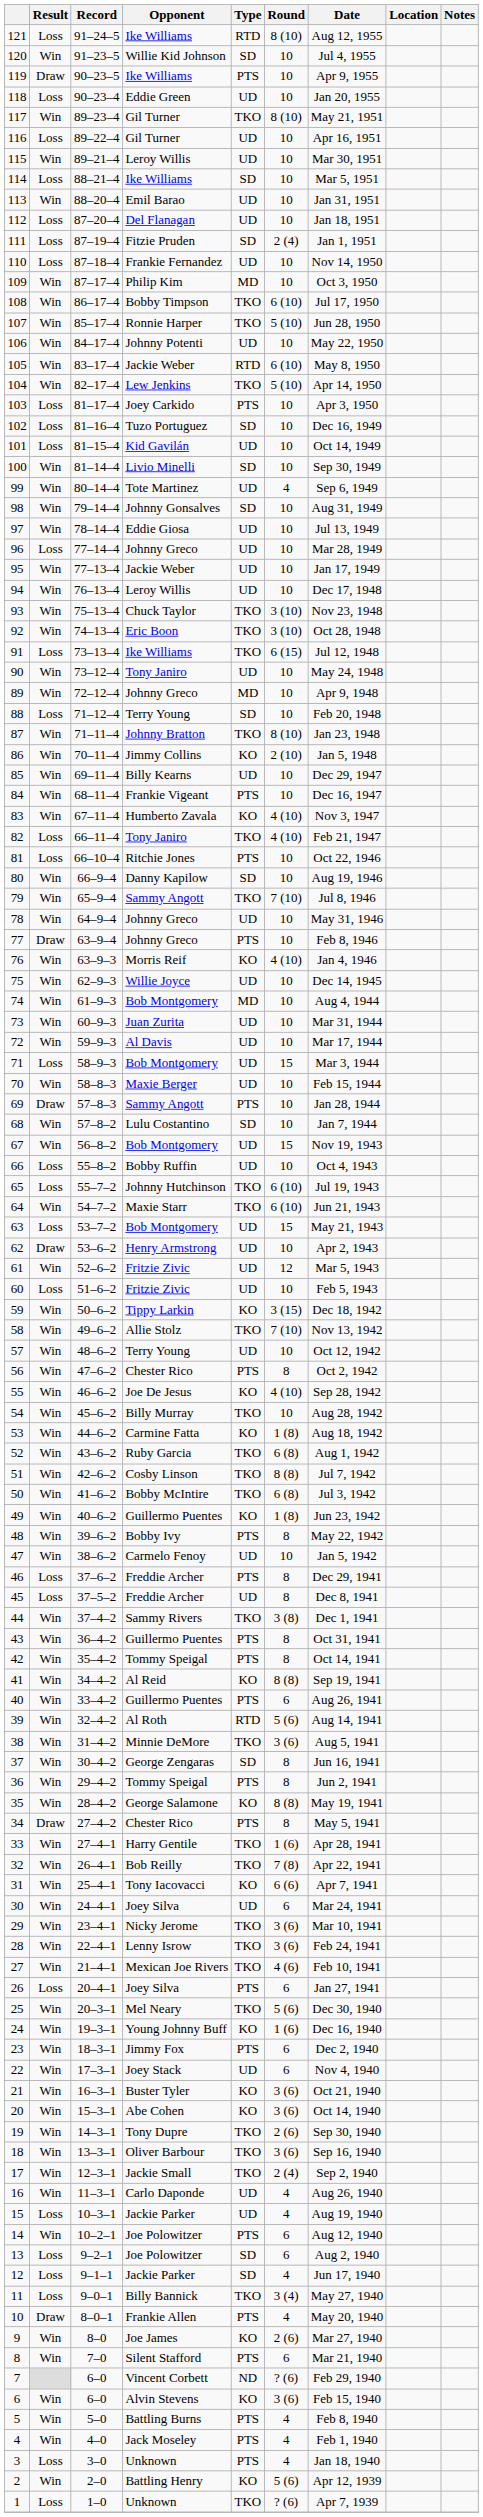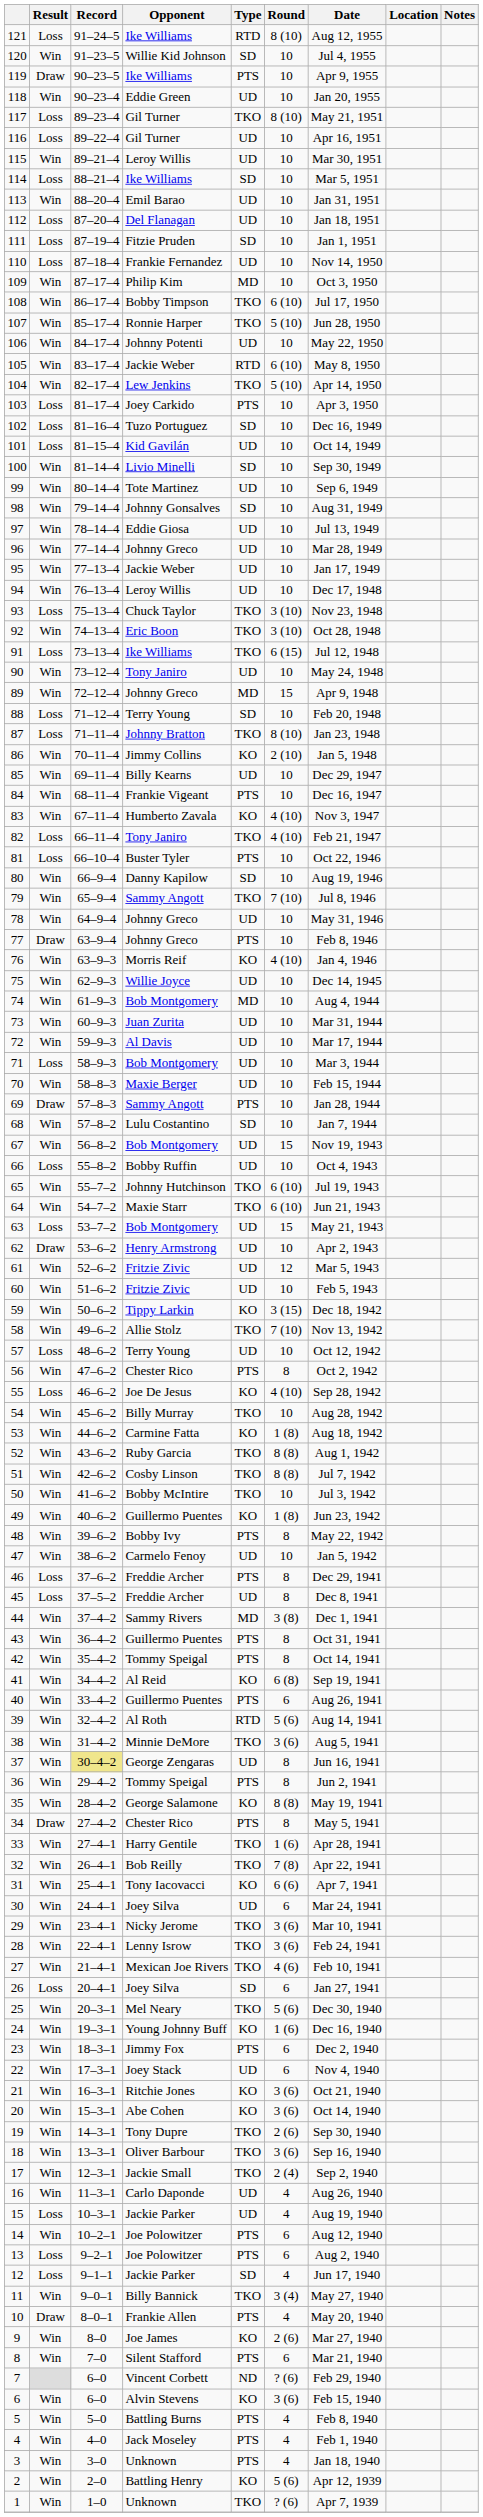(50, 96) Loss -> (50, 96) Win
(50, 117) Win -> (50, 117) Loss
(286, 240) 2 (4) -> (286, 240) 10
(286, 487) 4 -> (286, 487) 10
(50, 549) Loss -> (50, 549) Win
(50, 610) Win -> (50, 610) Loss
(286, 693) 10 -> (286, 693) 15
(50, 734) Win -> (50, 734) Loss
(160, 857) Ritchie Jones -> (157, 857) Buster Tyler
(286, 1063) 15 -> (286, 1063) 10
(50, 1186) Loss -> (50, 1186) Win
(50, 1289) Loss -> (50, 1289) Win
(50, 1350) Win -> (50, 1350) Loss
(50, 1391) Win -> (50, 1391) Loss
(286, 1453) 6 (8) -> (286, 1453) 8 (8)
(286, 1494) 6 (8) -> (286, 1494) 10
(248, 1617) TKO -> (248, 1617) MD
(286, 1679) 8 (8) -> (286, 1679) 6 (8)
(97, 1761) no background -> (97, 1761) khaki background
(248, 1761) SD -> (248, 1761) UD
(248, 1987) PTS -> (248, 1987) SD
(157, 2090) Buster Tyler -> (160, 2090) Ritchie Jones
(248, 2255) SD -> (248, 2255) PTS
(50, 2296) Loss -> (50, 2296) Win
(50, 2460) Loss -> (50, 2460) Win
(50, 2501) Loss -> (50, 2501) Win
